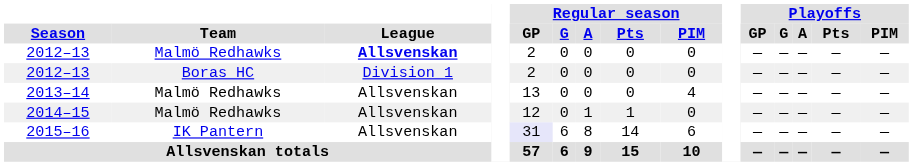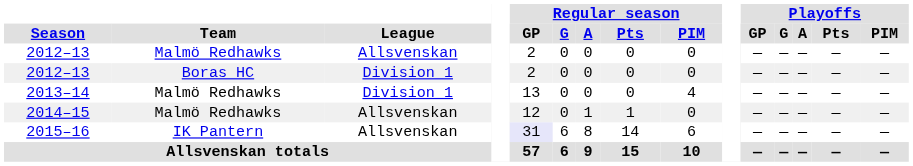(408, 53) bold -> (408, 53) normal
(408, 93) Allsvenskan -> (408, 93) Division 1
